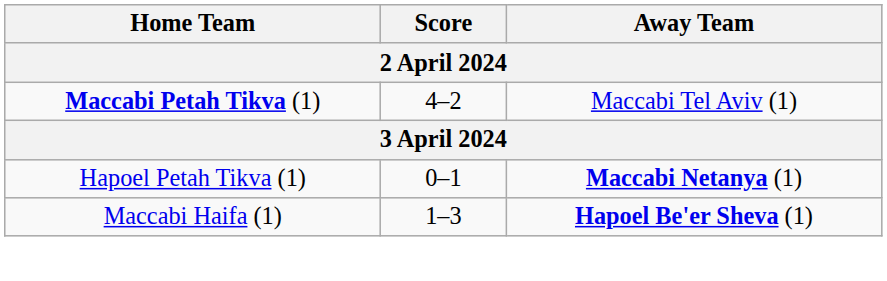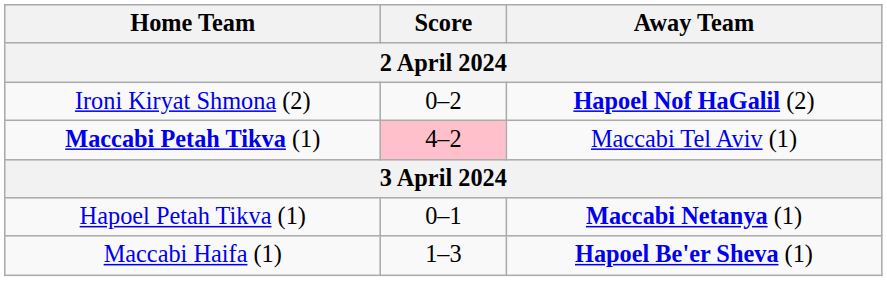+ row: (193, 100)
(443, 100) no background -> (443, 139) pink background
